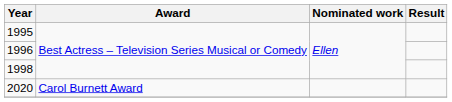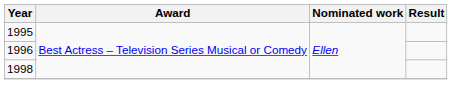- row: (20, 87)
